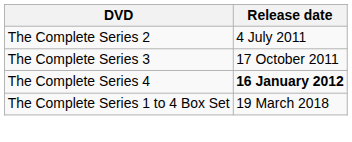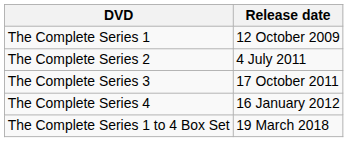+ row: (79, 37)
(290, 81) bold -> (288, 103) normal
